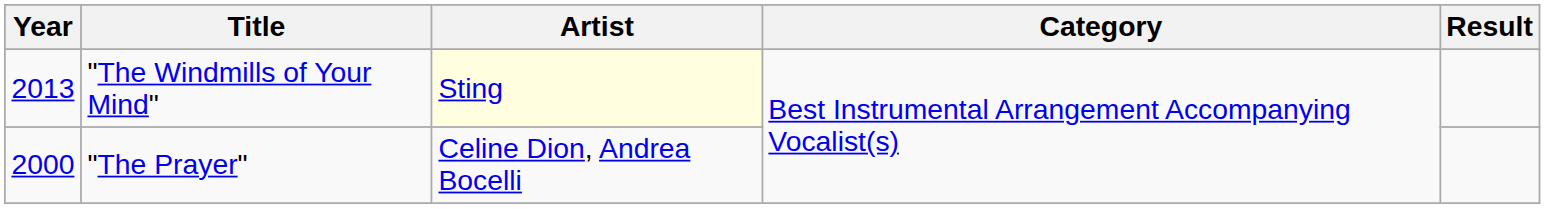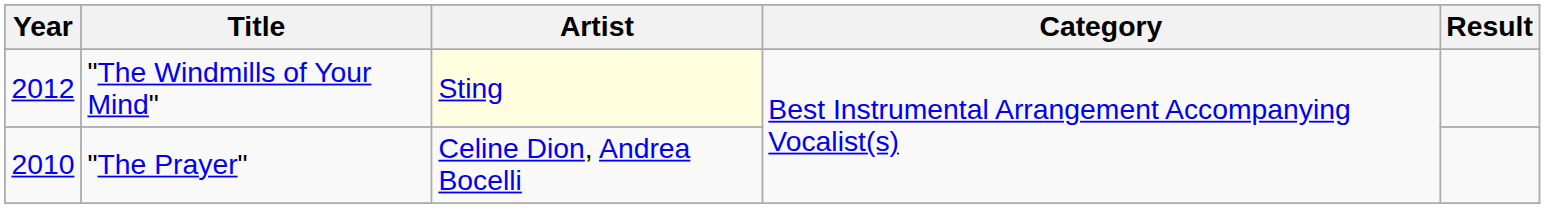(43, 87) 2013 -> (43, 87) 2012
(43, 164) 2000 -> (43, 164) 2010
